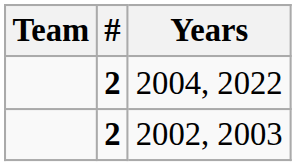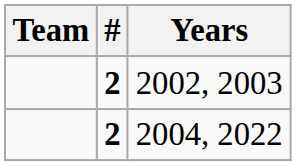rows swapped: (209, 82) <-> (209, 133)
